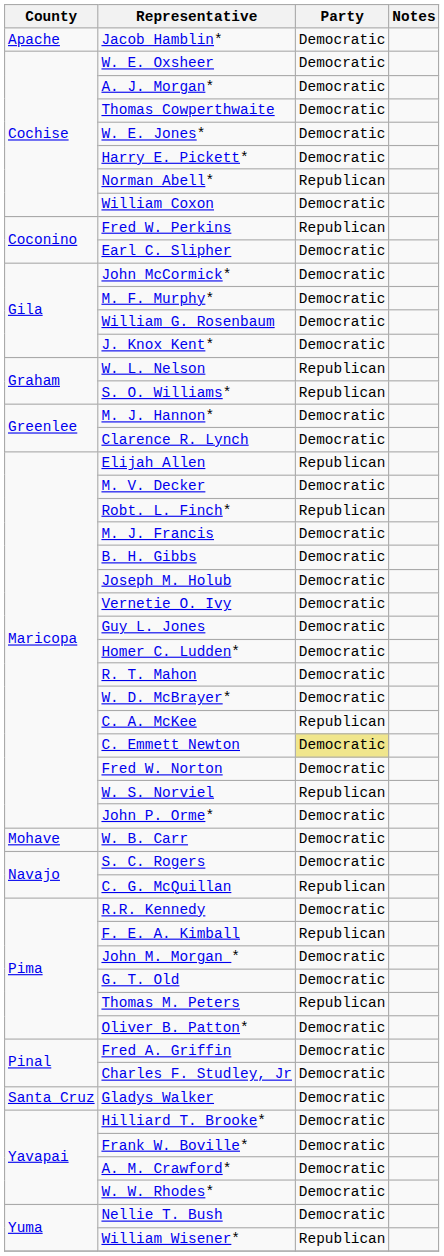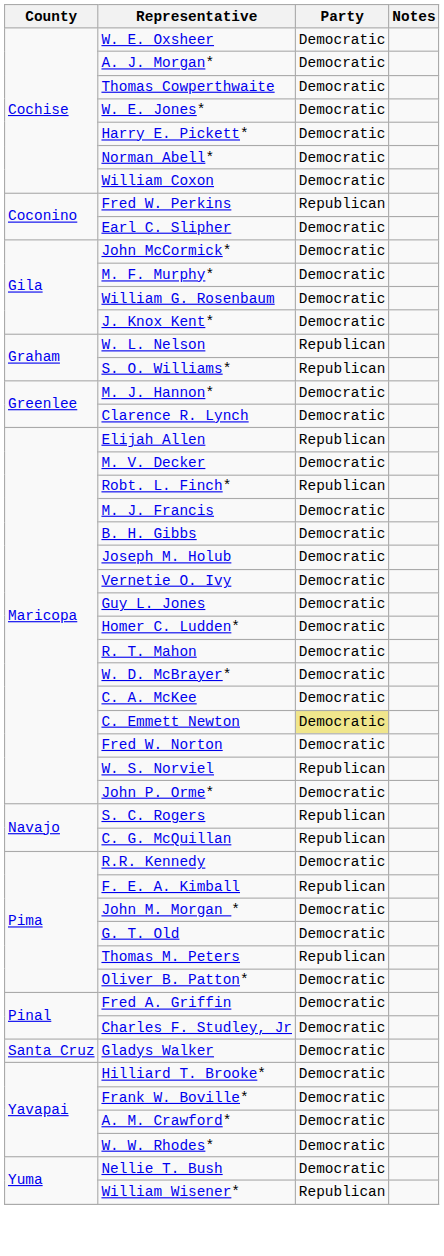- row: (162, 40)
(342, 181) Republican -> (342, 157) Democratic
(342, 722) Republican -> (342, 698) Democratic
- row: (145, 839)
(342, 863) Democratic -> (342, 816) Republican
